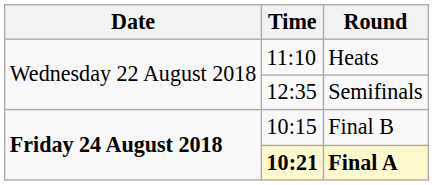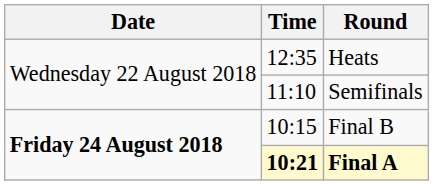(291, 57) 11:10 -> (292, 57) 12:35
(292, 92) 12:35 -> (291, 92) 11:10
